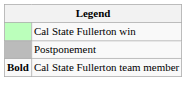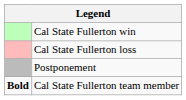+ row: (85, 50)
